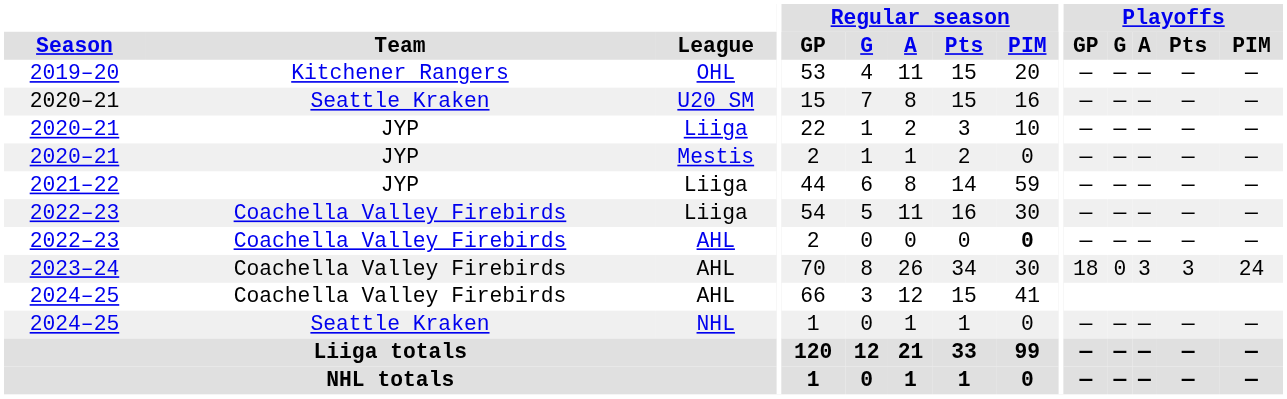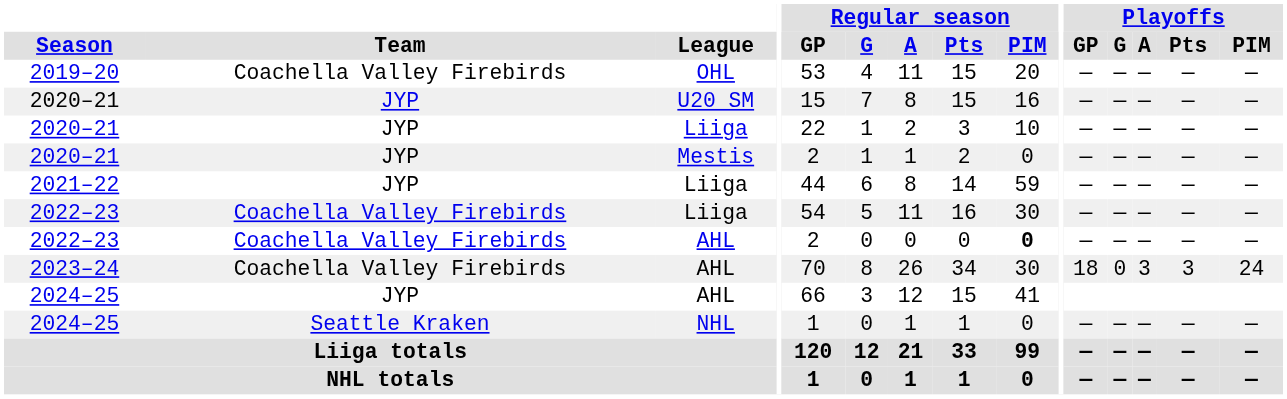(400, 74) Kitchener Rangers -> (400, 74) Coachella Valley Firebirds
(400, 102) Seattle Kraken -> (400, 102) JYP
(400, 297) Coachella Valley Firebirds -> (400, 297) JYP
